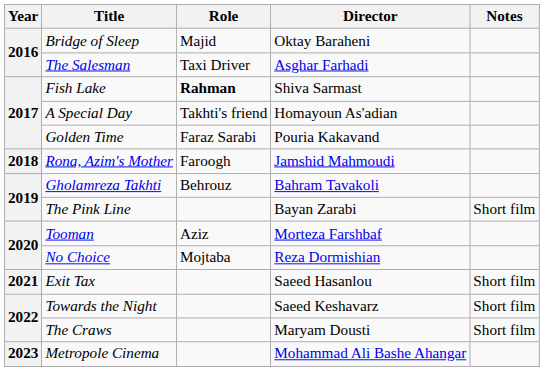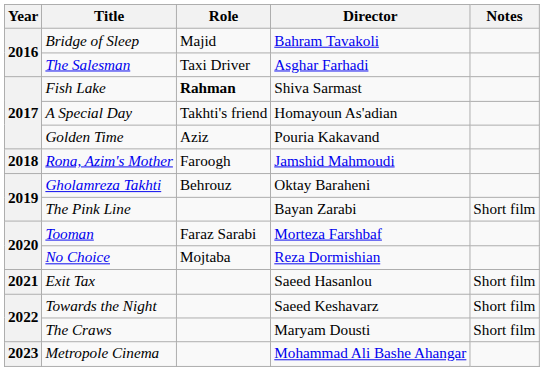(322, 40) Oktay Baraheni -> (327, 40) Bahram Tavakoli
(218, 137) Faraz Sarabi -> (194, 137) Aziz
(327, 185) Bahram Tavakoli -> (322, 185) Oktay Baraheni
(194, 233) Aziz -> (218, 233) Faraz Sarabi
